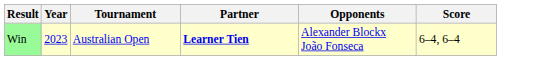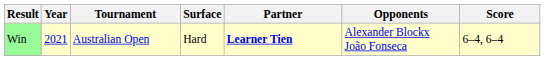+ column: (202, 13)
(56, 39) 2023 -> (56, 39) 2021
